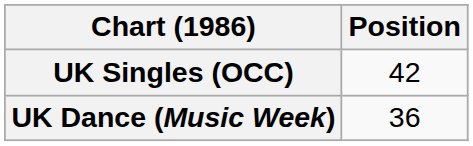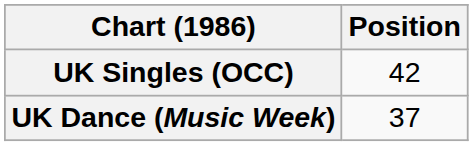(405, 117) 36 -> (405, 117) 37
